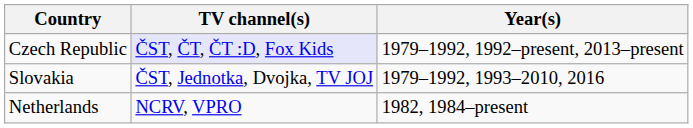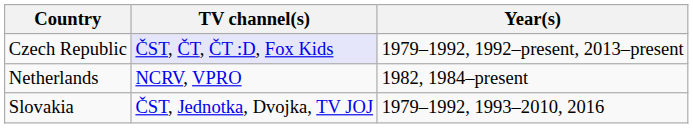rows swapped: (41, 78) <-> (54, 107)
